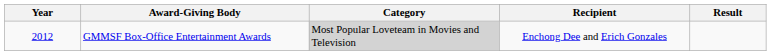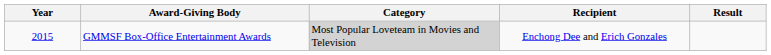(42, 36) 2012 -> (42, 36) 2015
